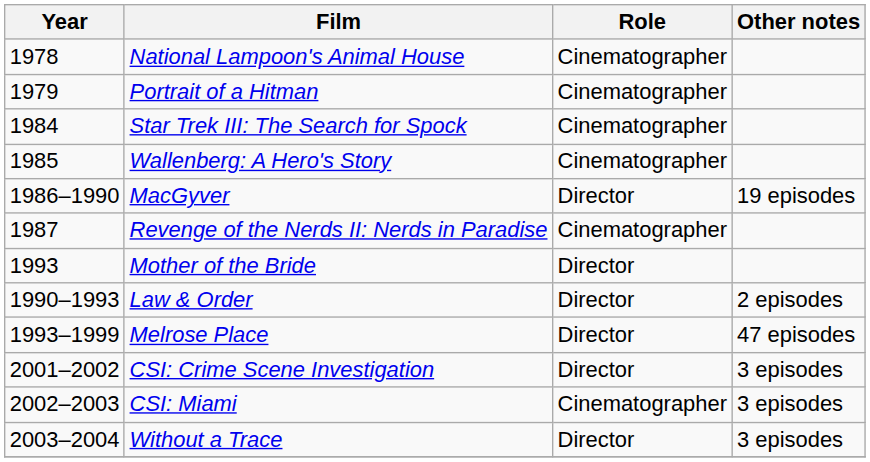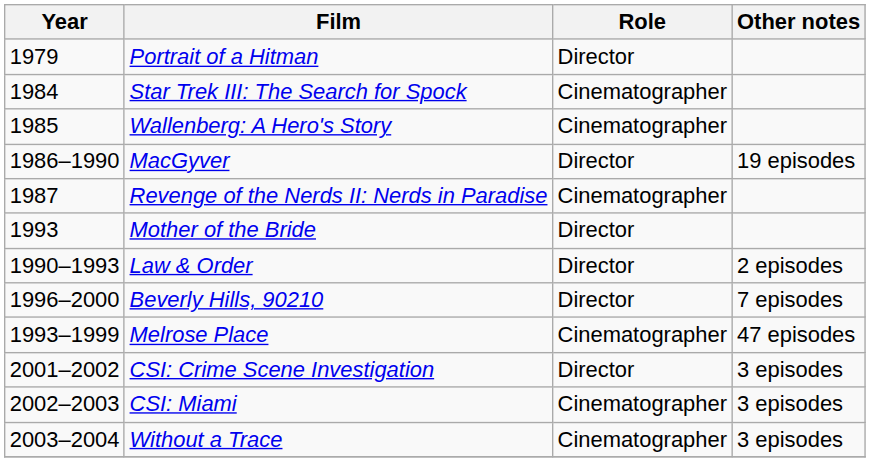- row: (297, 56)
(642, 91) Cinematographer -> (596, 56) Director
+ row: (226, 299)
(596, 334) Director -> (642, 334) Cinematographer
(596, 439) Director -> (642, 439) Cinematographer
